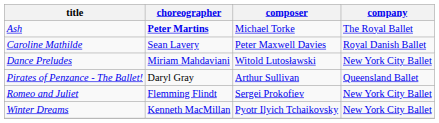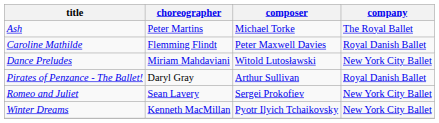(178, 28) bold -> (175, 28) normal
(173, 45) Sean Lavery -> (182, 45) Flemming Flindt
(381, 77) Queensland Ballet -> (385, 77) Royal Danish Ballet
(182, 93) Flemming Flindt -> (173, 93) Sean Lavery
